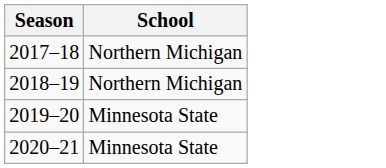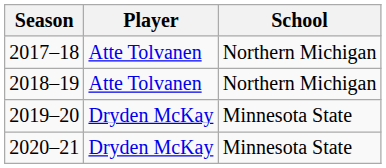+ column: (151, 20)
